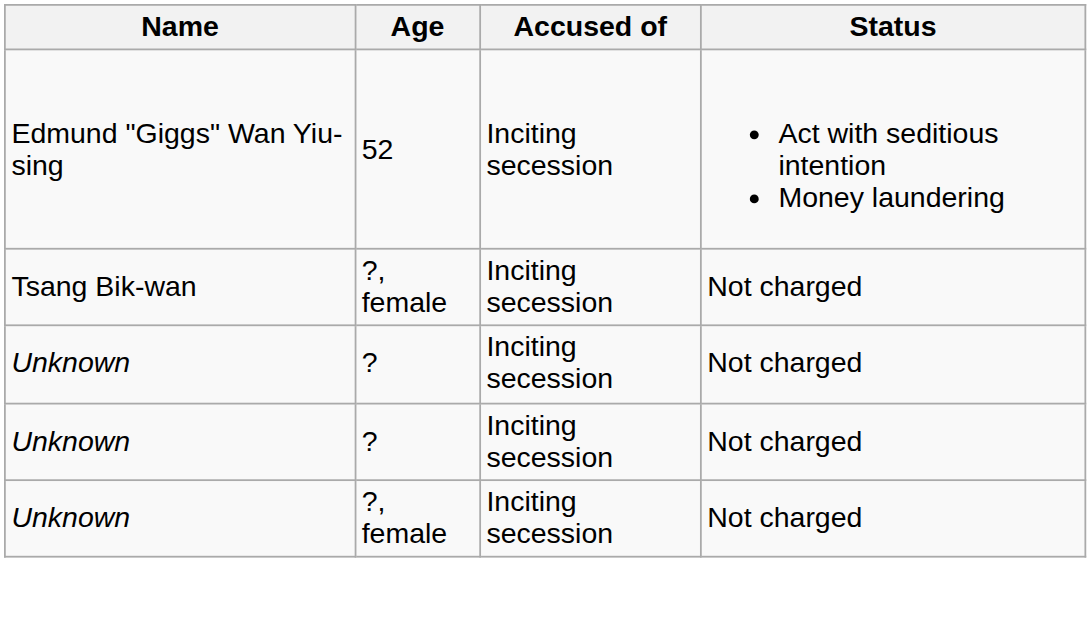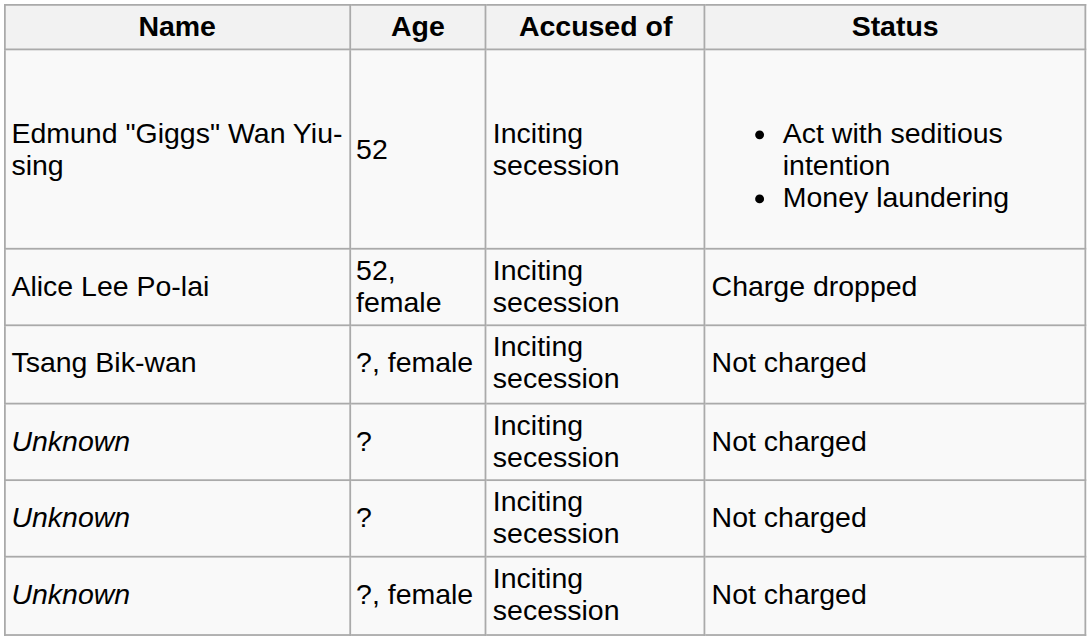+ row: (110, 286)
